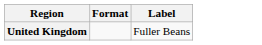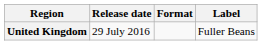+ column: (122, 13)
